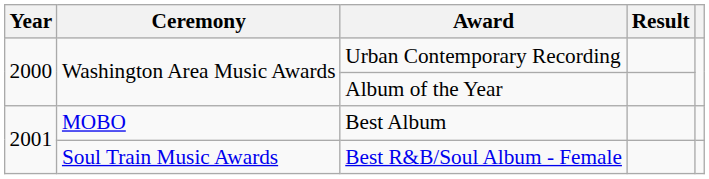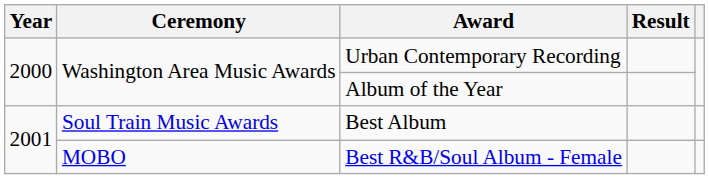(94, 122) MOBO -> (170, 122) Soul Train Music Awards
(170, 156) Soul Train Music Awards -> (94, 156) MOBO
